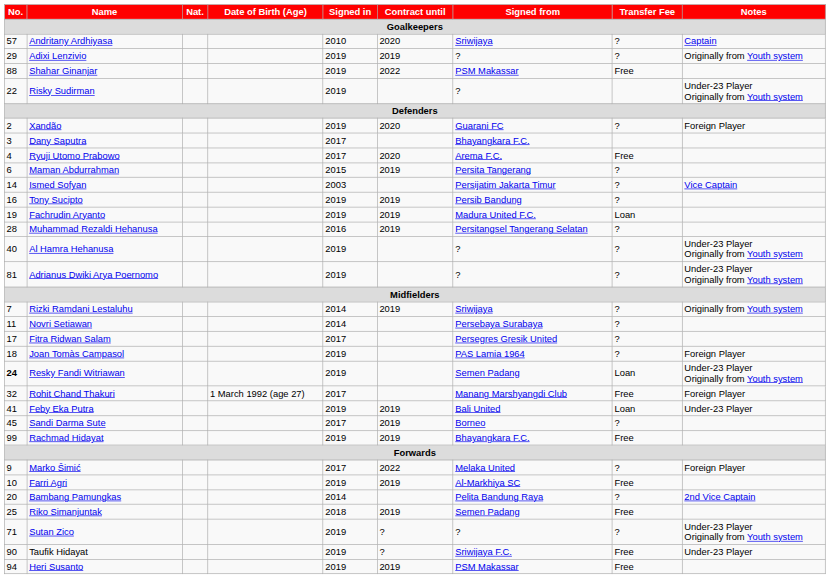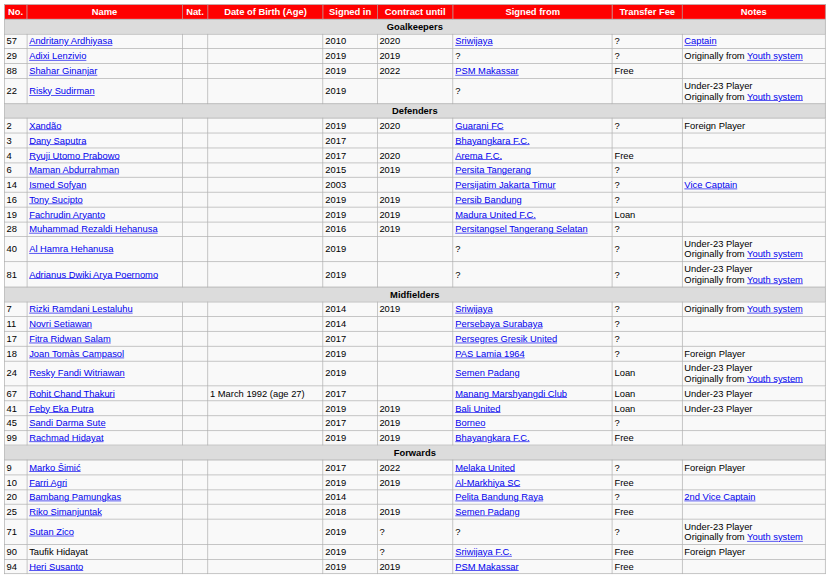(12, 374) bold -> (12, 374) normal
(12, 394) 32 -> (12, 394) 67
(624, 394) Free -> (625, 394) Loan
(715, 394) Foreign Player -> (718, 394) Under-23 Player
(718, 552) Under-23 Player -> (715, 552) Foreign Player
